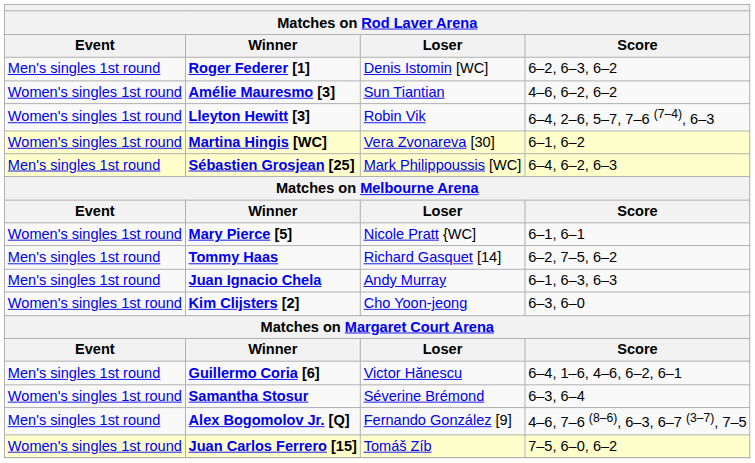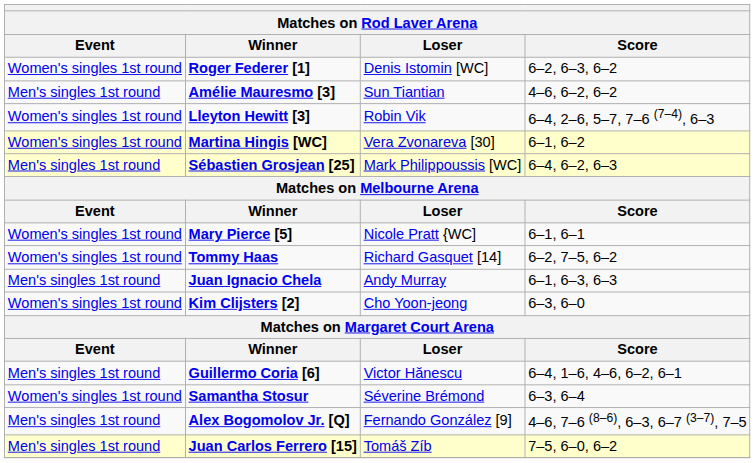(84, 68) Men's singles 1st round -> (95, 68) Women's singles 1st round
(95, 92) Women's singles 1st round -> (84, 92) Men's singles 1st round
(84, 257) Men's singles 1st round -> (95, 257) Women's singles 1st round
(95, 446) Women's singles 1st round -> (84, 446) Men's singles 1st round
